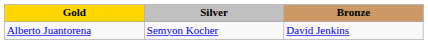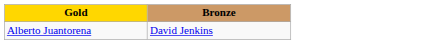- column: (214, 13)
